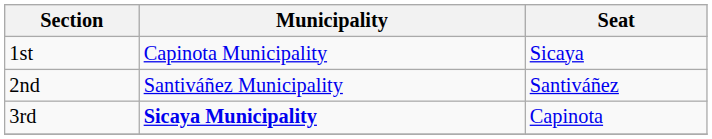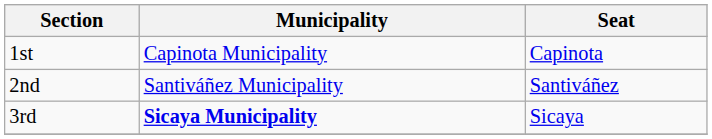(557, 52) Sicaya -> (566, 52) Capinota
(566, 117) Capinota -> (557, 117) Sicaya
